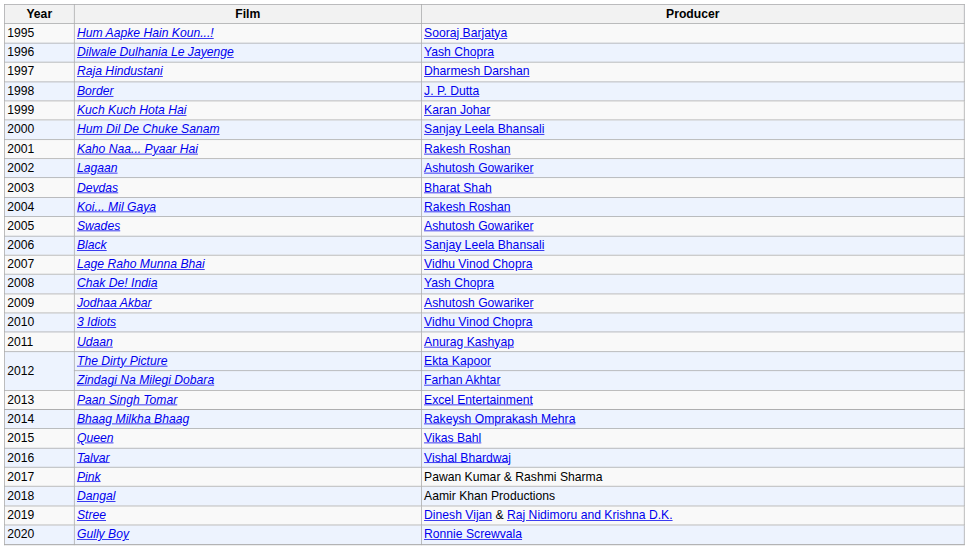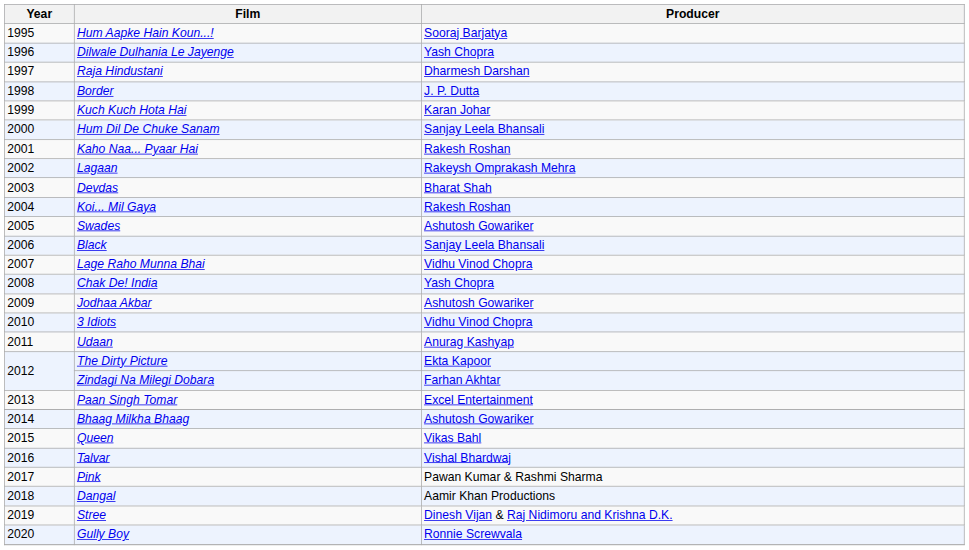(479, 168) Ashutosh Gowariker -> (500, 168) Rakeysh Omprakash Mehra
(500, 419) Rakeysh Omprakash Mehra -> (479, 419) Ashutosh Gowariker
